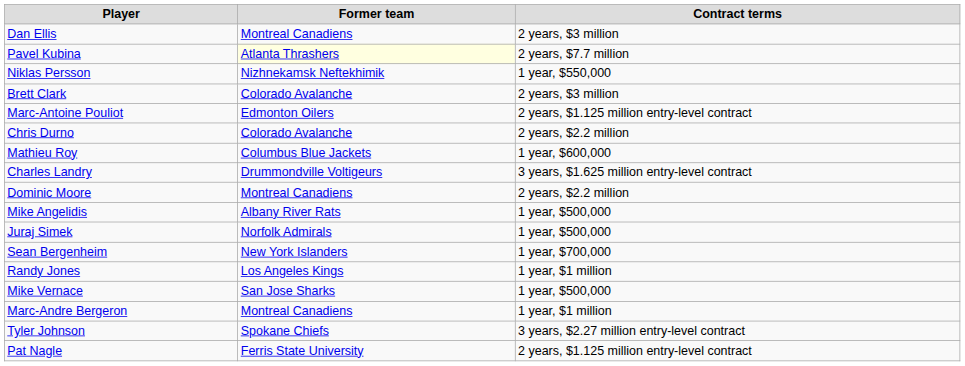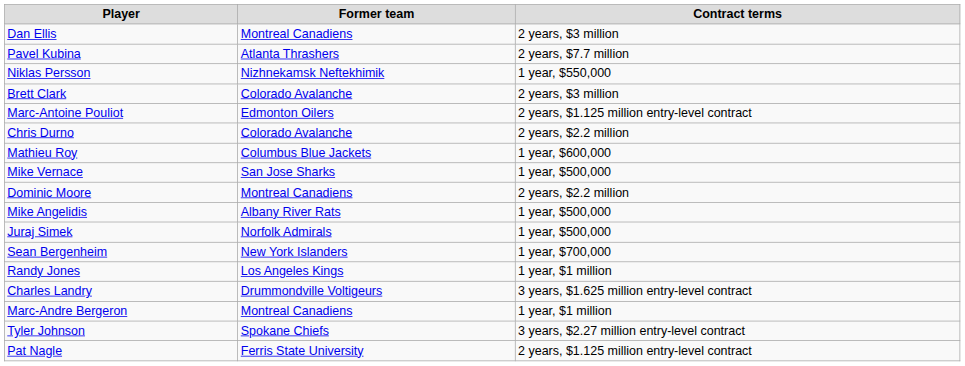(290, 53) lightyellow background -> (290, 53) no background
rows swapped: (45, 291) <-> (50, 172)
